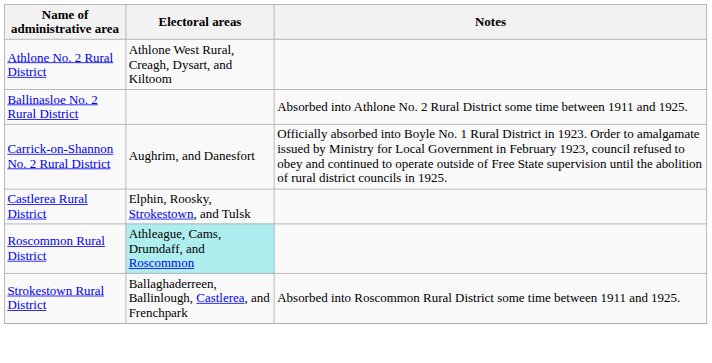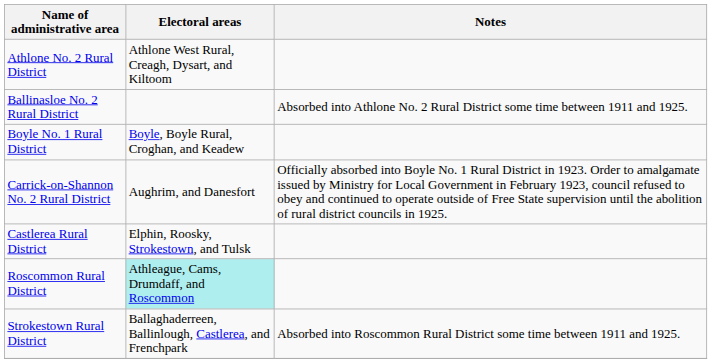+ row: (55, 142)
